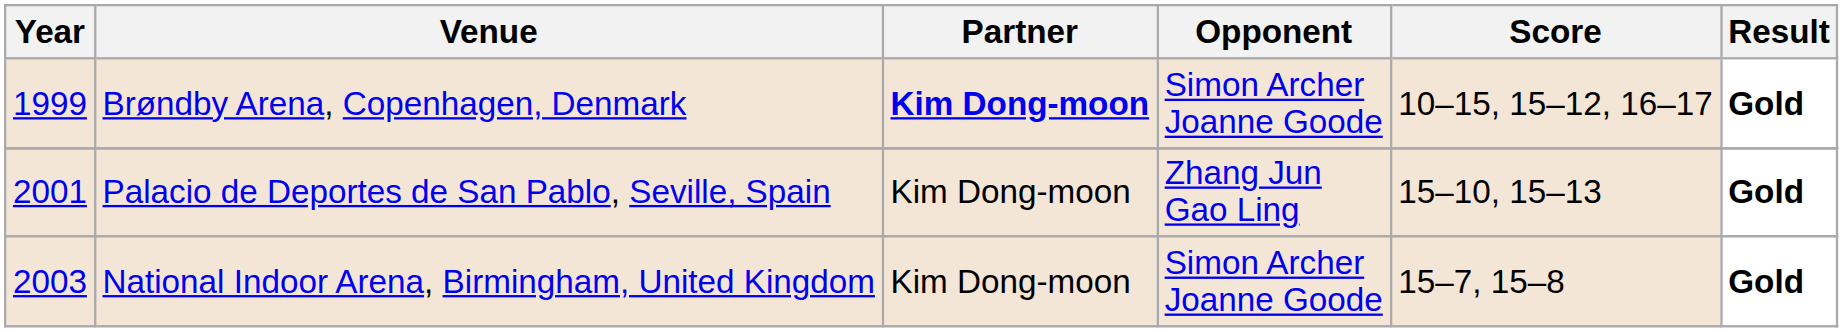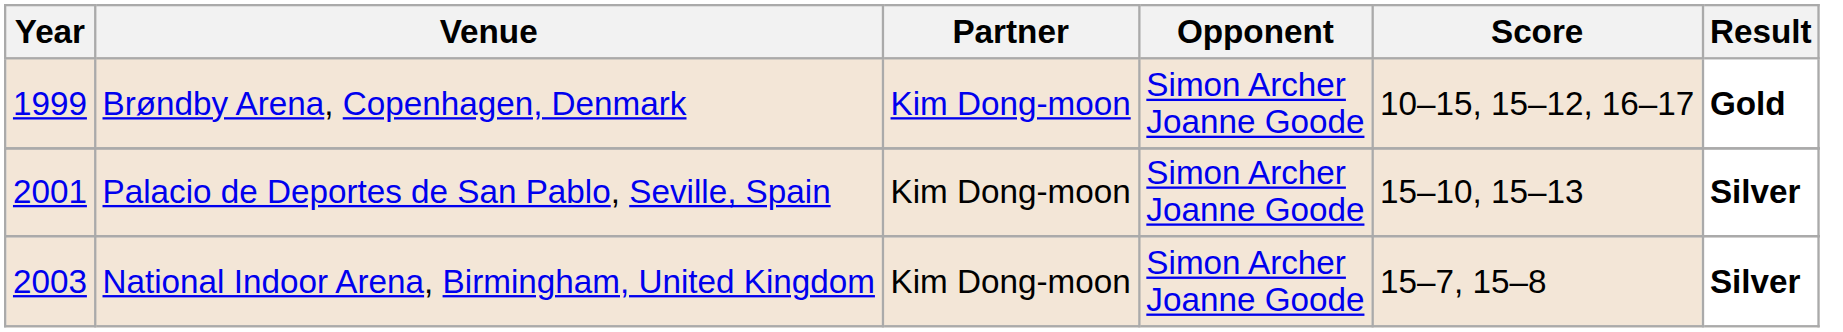(1020, 103) bold -> (1011, 103) normal
(1243, 192) Zhang Jun Gao Ling -> (1255, 192) Simon Archer Joanne Goode
(1766, 192) Gold -> (1755, 192) Silver
(1766, 282) Gold -> (1755, 282) Silver
